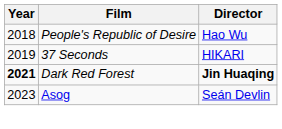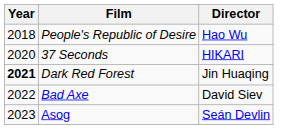(21, 54) 2019 -> (21, 54) 2020
(238, 74) bold -> (235, 74) normal
+ row: (65, 94)
